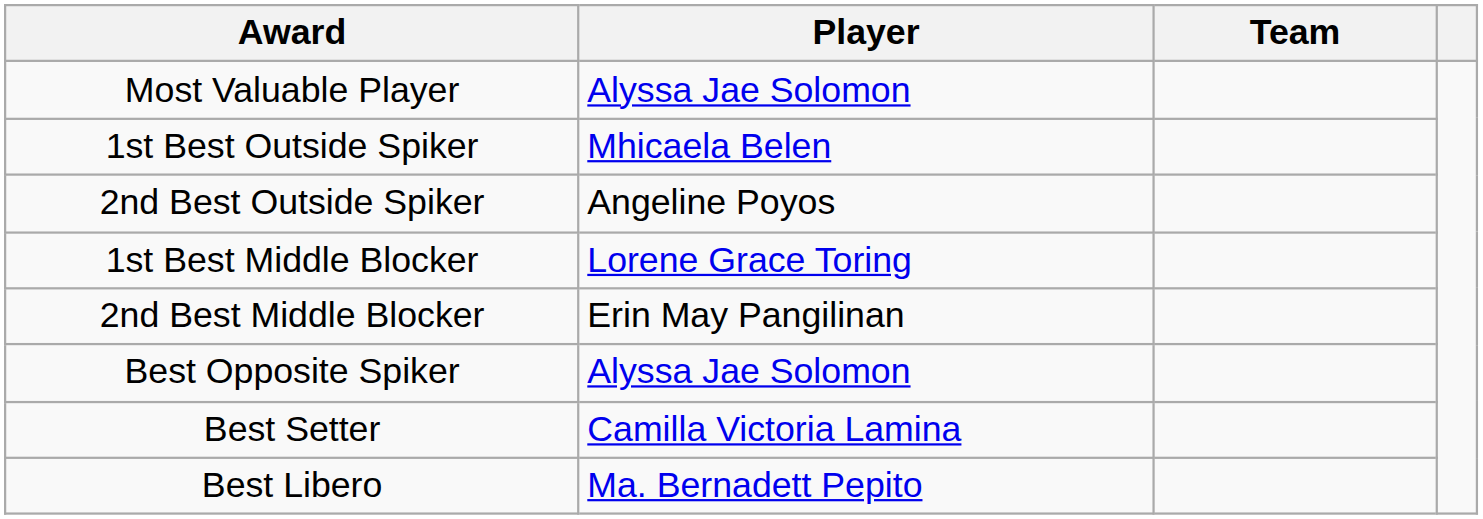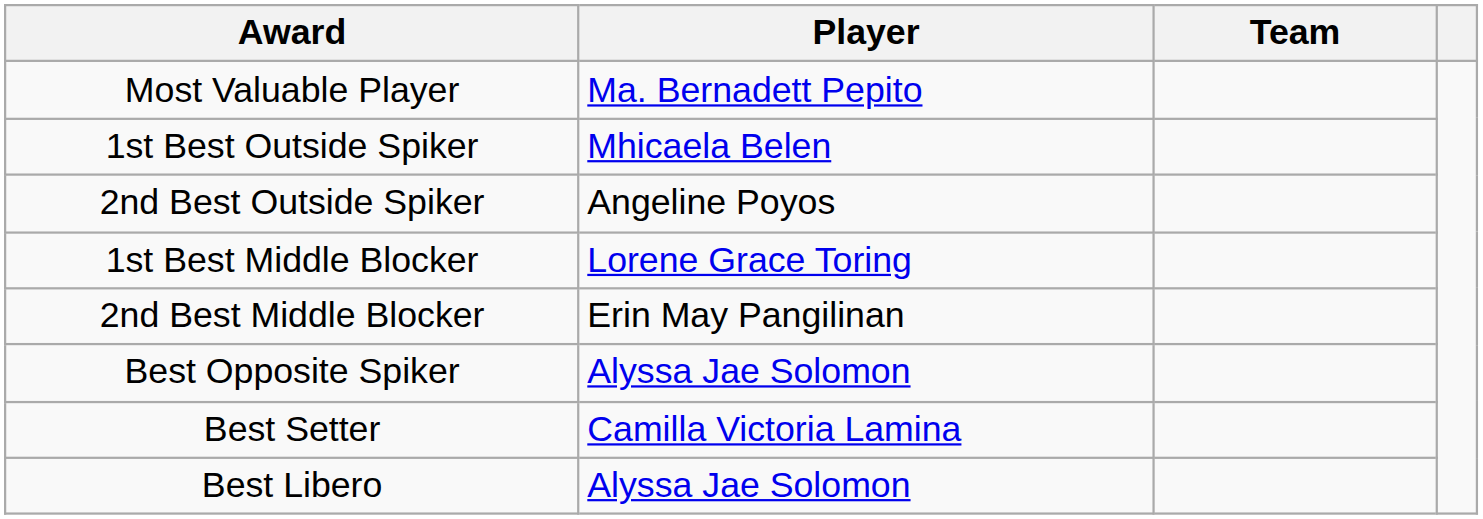(749, 89) Alyssa Jae Solomon -> (755, 89) Ma. Bernadett Pepito
(755, 485) Ma. Bernadett Pepito -> (749, 485) Alyssa Jae Solomon
